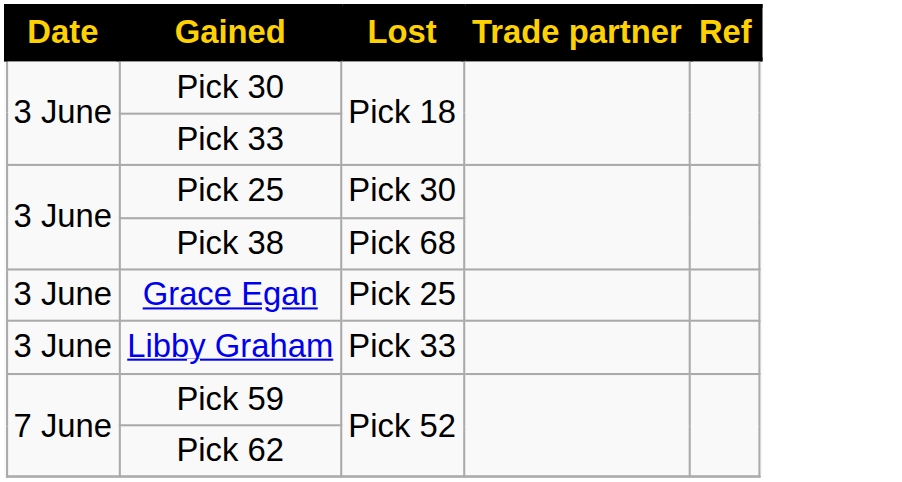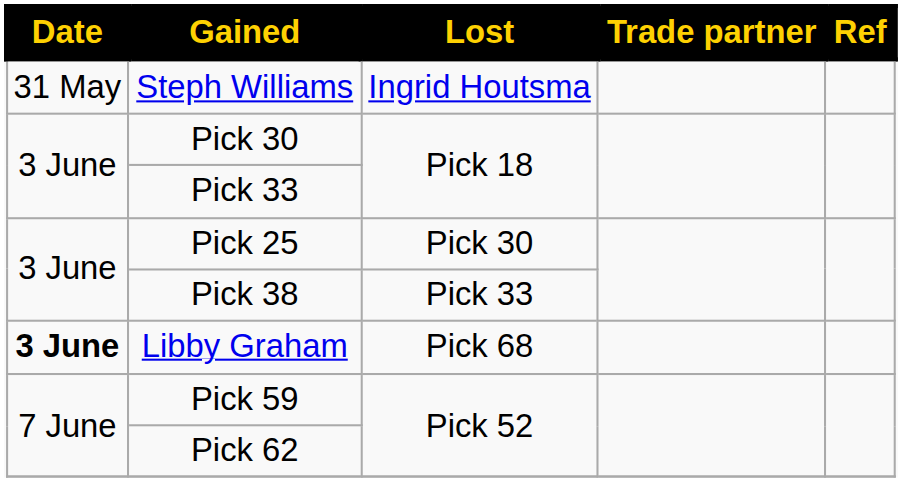+ row: (245, 86)
(402, 242) Pick 68 -> (480, 294) Pick 33
- row: (230, 294)
(63, 346) normal -> (67, 346) bold
(402, 346) Pick 33 -> (480, 346) Pick 68
